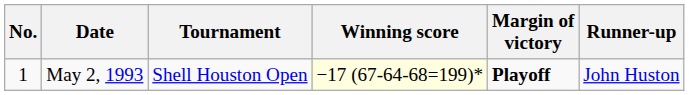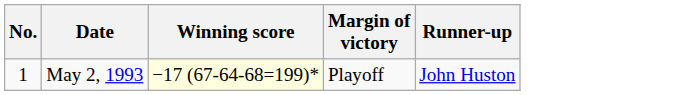- column: (230, 31)
(521, 74) bold -> (356, 74) normal
